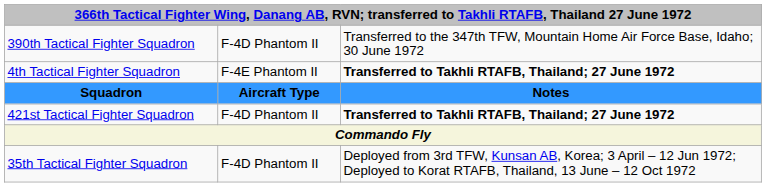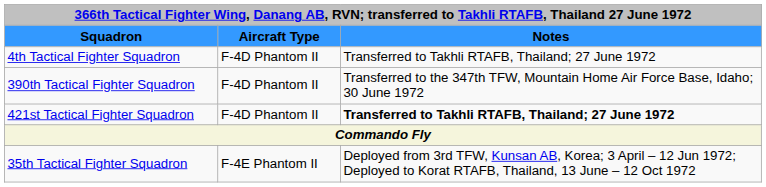rows swapped: (111, 93) <-> (101, 43)
(269, 72) F-4E Phantom II -> (270, 57) F-4D Phantom II
(509, 72) bold -> (500, 57) normal
(270, 163) F-4D Phantom II -> (269, 163) F-4E Phantom II
